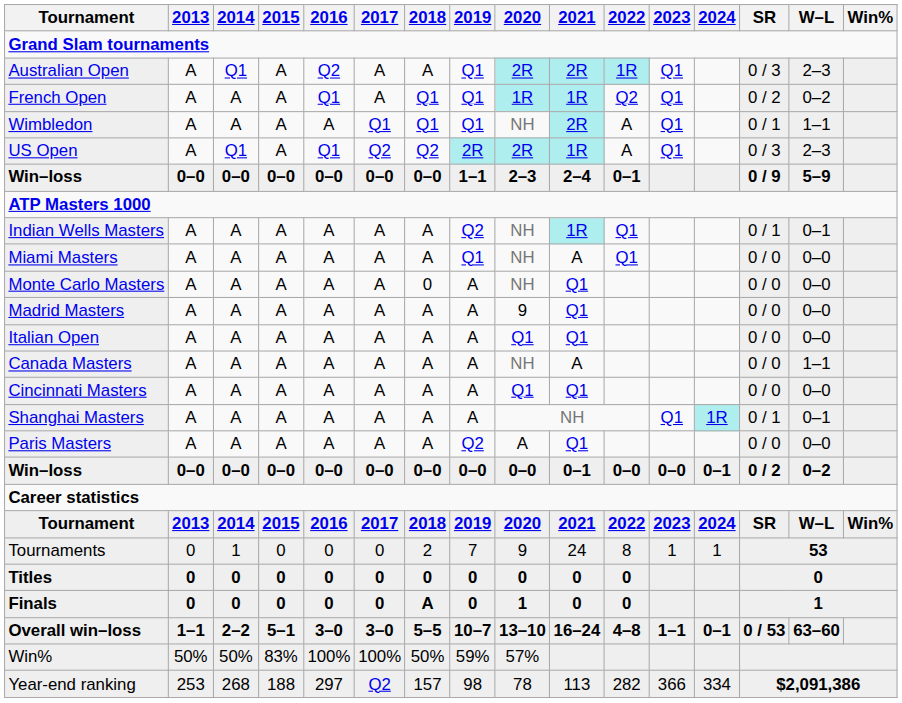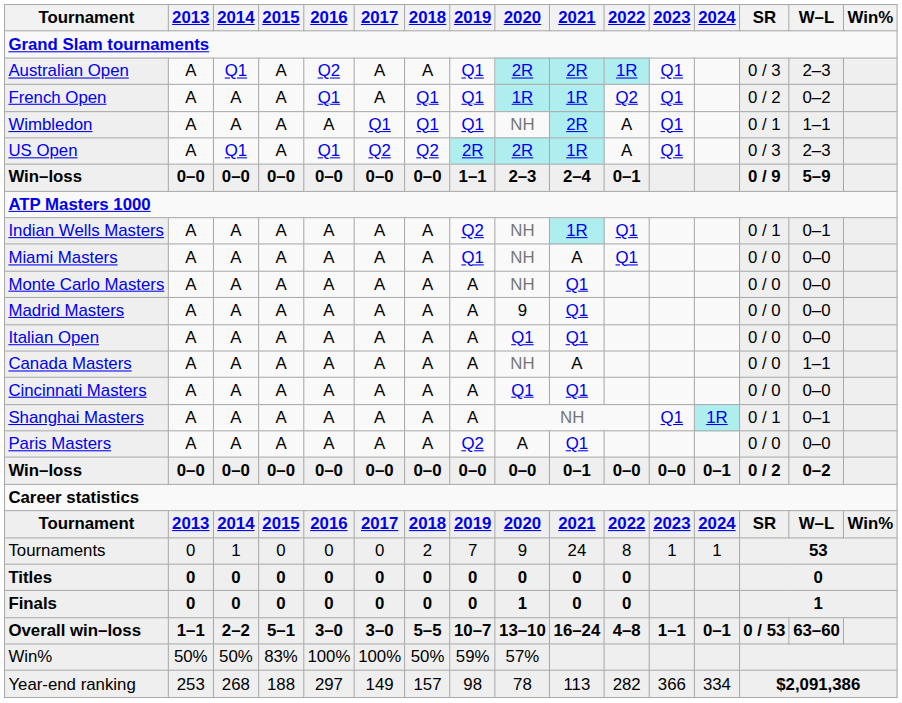(428, 284) 0 -> (428, 284) A
(428, 603) A -> (428, 603) 0
(380, 683) Q2 -> (380, 683) 149
